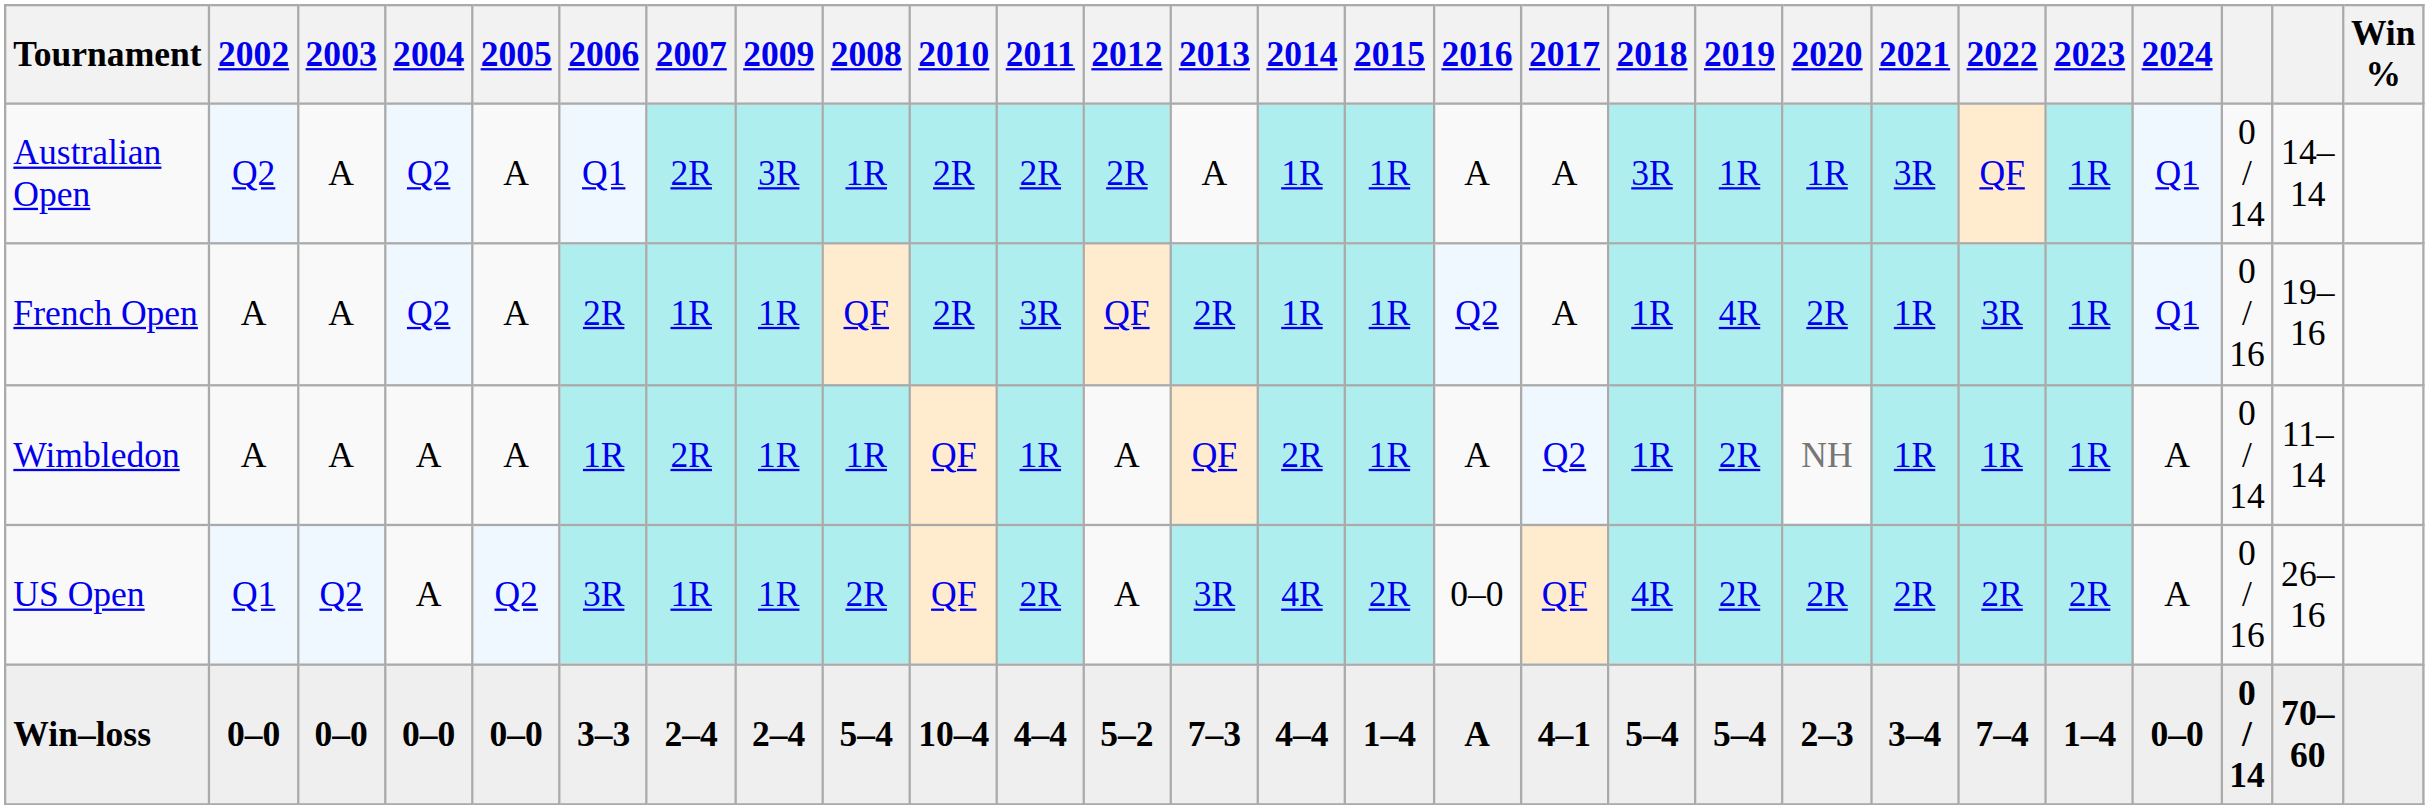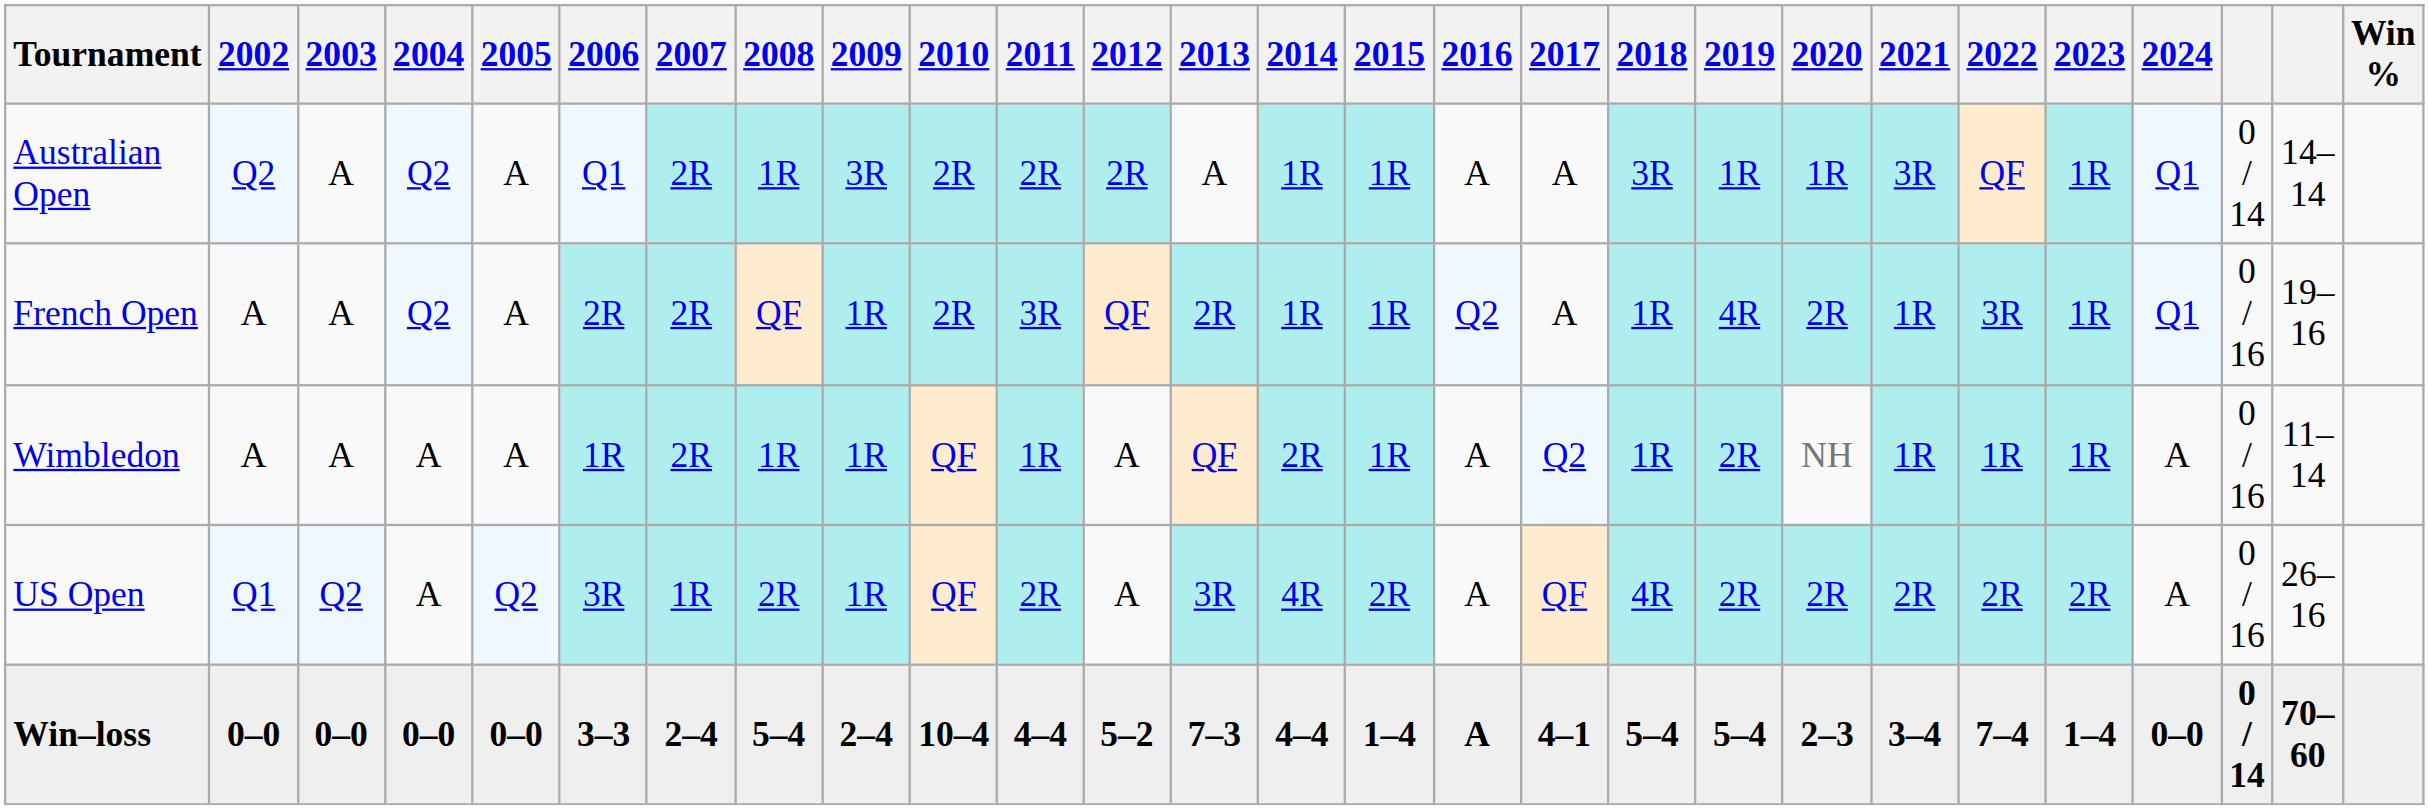columns swapped: (866, 53) <-> (779, 53)
(691, 313) 1R -> (691, 313) 2R
(2247, 453) 0 / 14 -> (2247, 453) 0 / 16
(1477, 593) 0–0 -> (1477, 593) A
